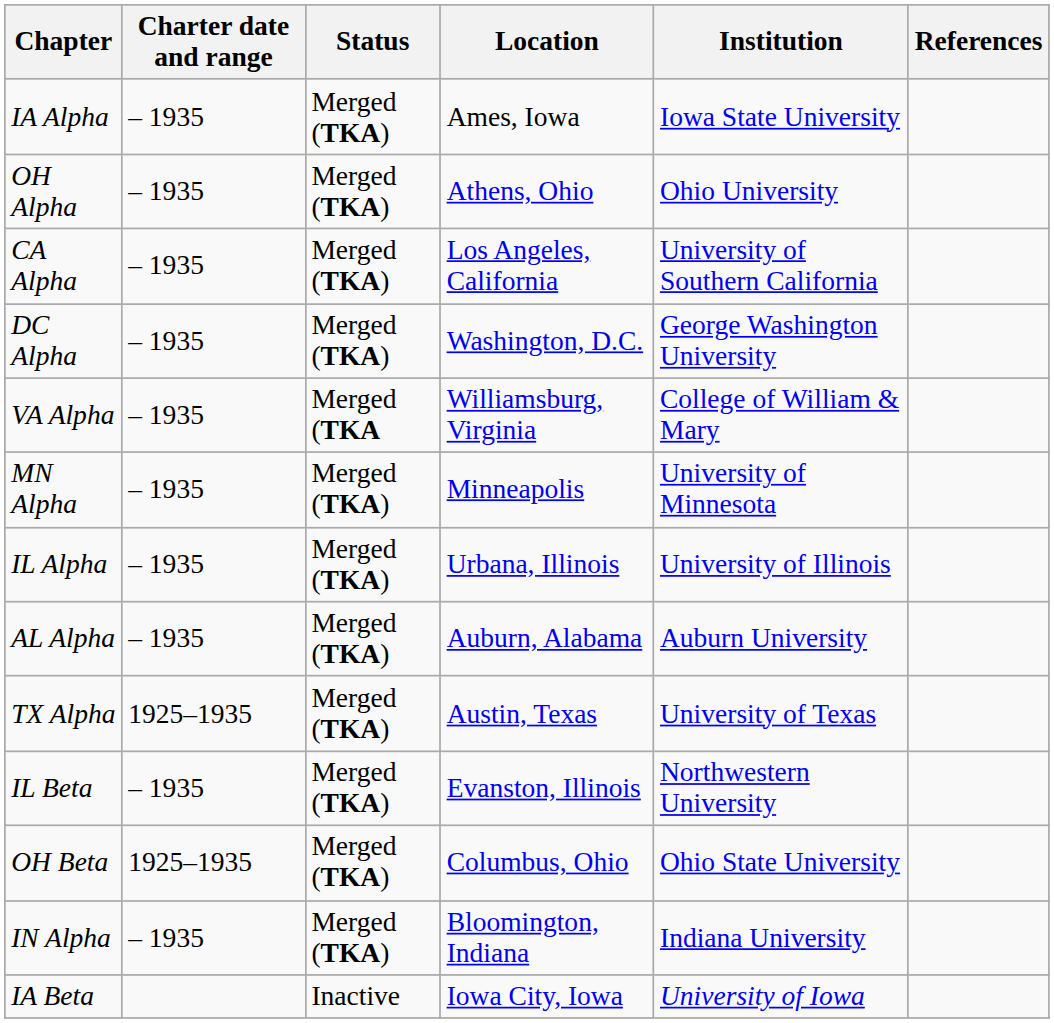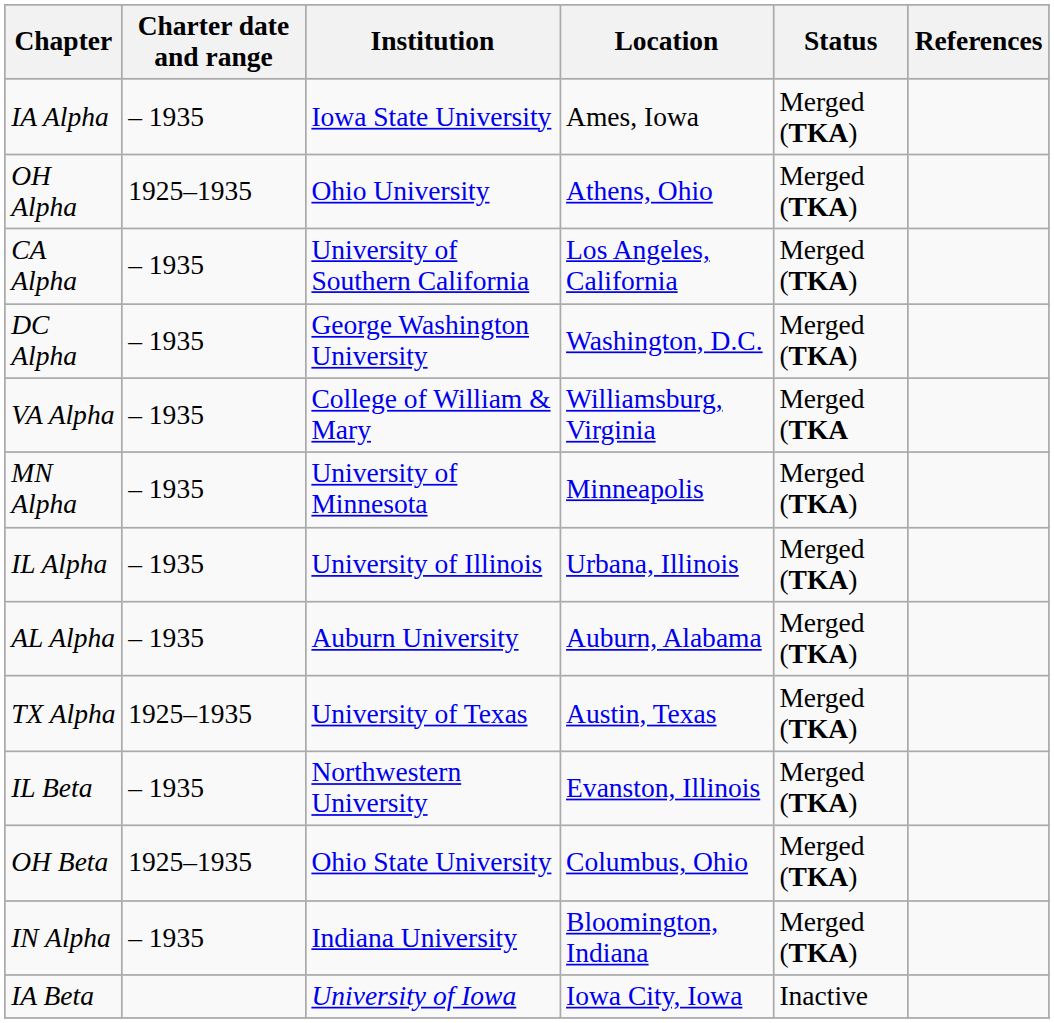columns swapped: (781, 41) <-> (373, 41)
(166, 191) – 1935 -> (190, 191) 1925–1935
